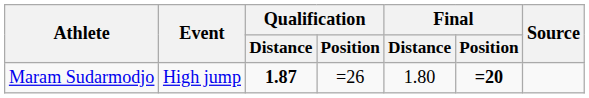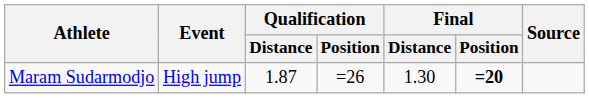(281, 78) bold -> (281, 78) normal
(420, 78) 1.80 -> (420, 78) 1.30
